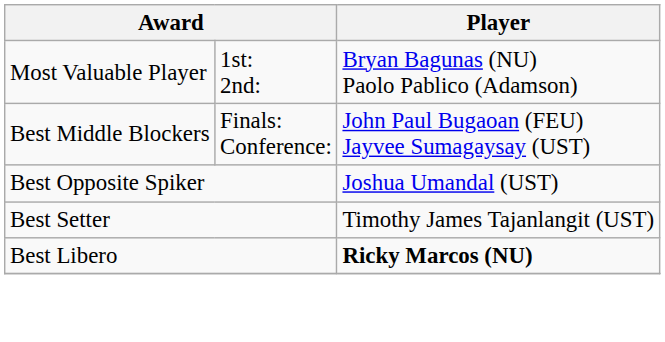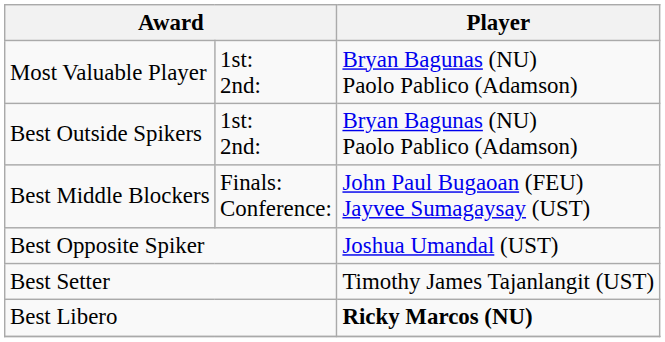+ row: (106, 133)
